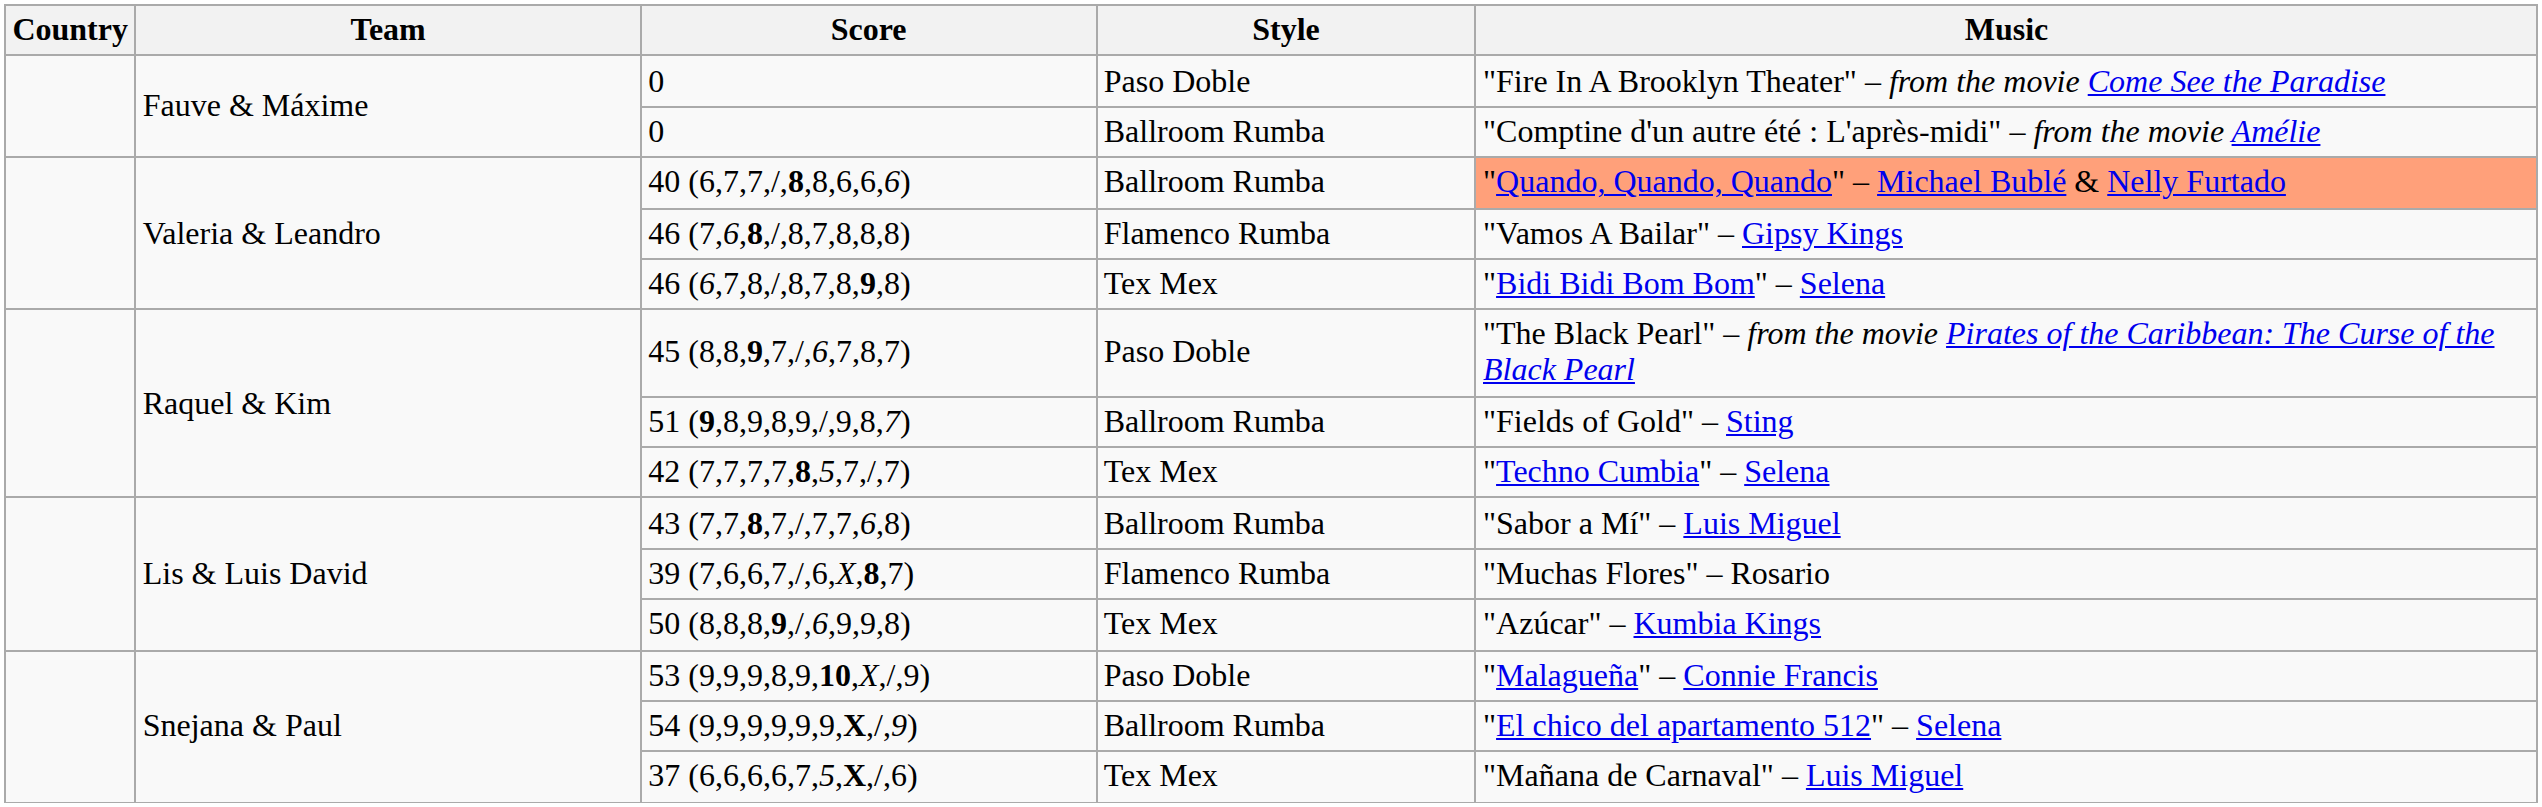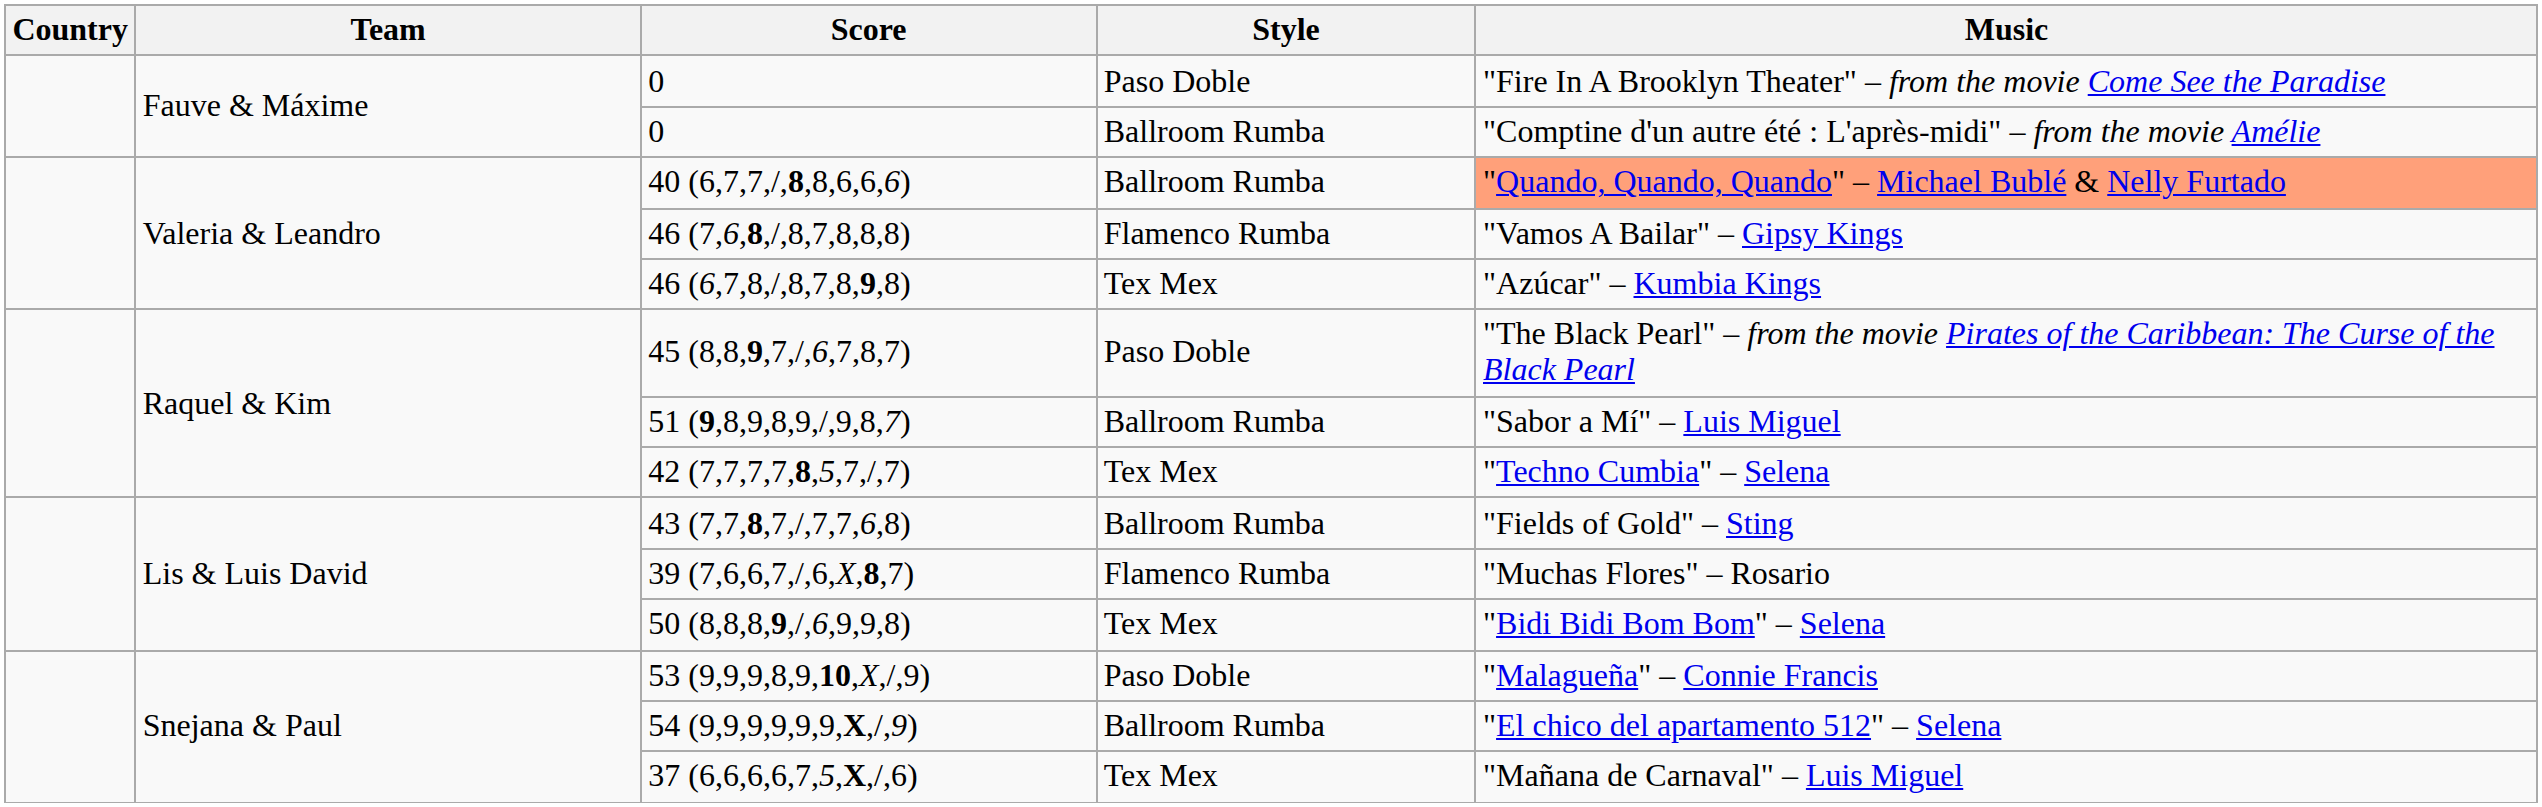(1684, 283) "Bidi Bidi Bom Bom" – Selena -> (1652, 283) "Azúcar" – Kumbia Kings
(1638, 421) "Fields of Gold" – Sting -> (1662, 421) "Sabor a Mí" – Luis Miguel
(1662, 522) "Sabor a Mí" – Luis Miguel -> (1638, 522) "Fields of Gold" – Sting
(1652, 624) "Azúcar" – Kumbia Kings -> (1684, 624) "Bidi Bidi Bom Bom" – Selena
